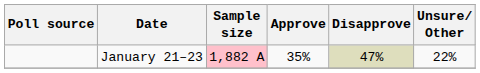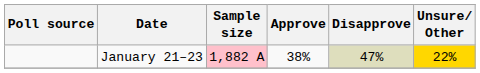(298, 57) 35% -> (298, 57) 38%
(445, 57) no background -> (445, 57) gold background
